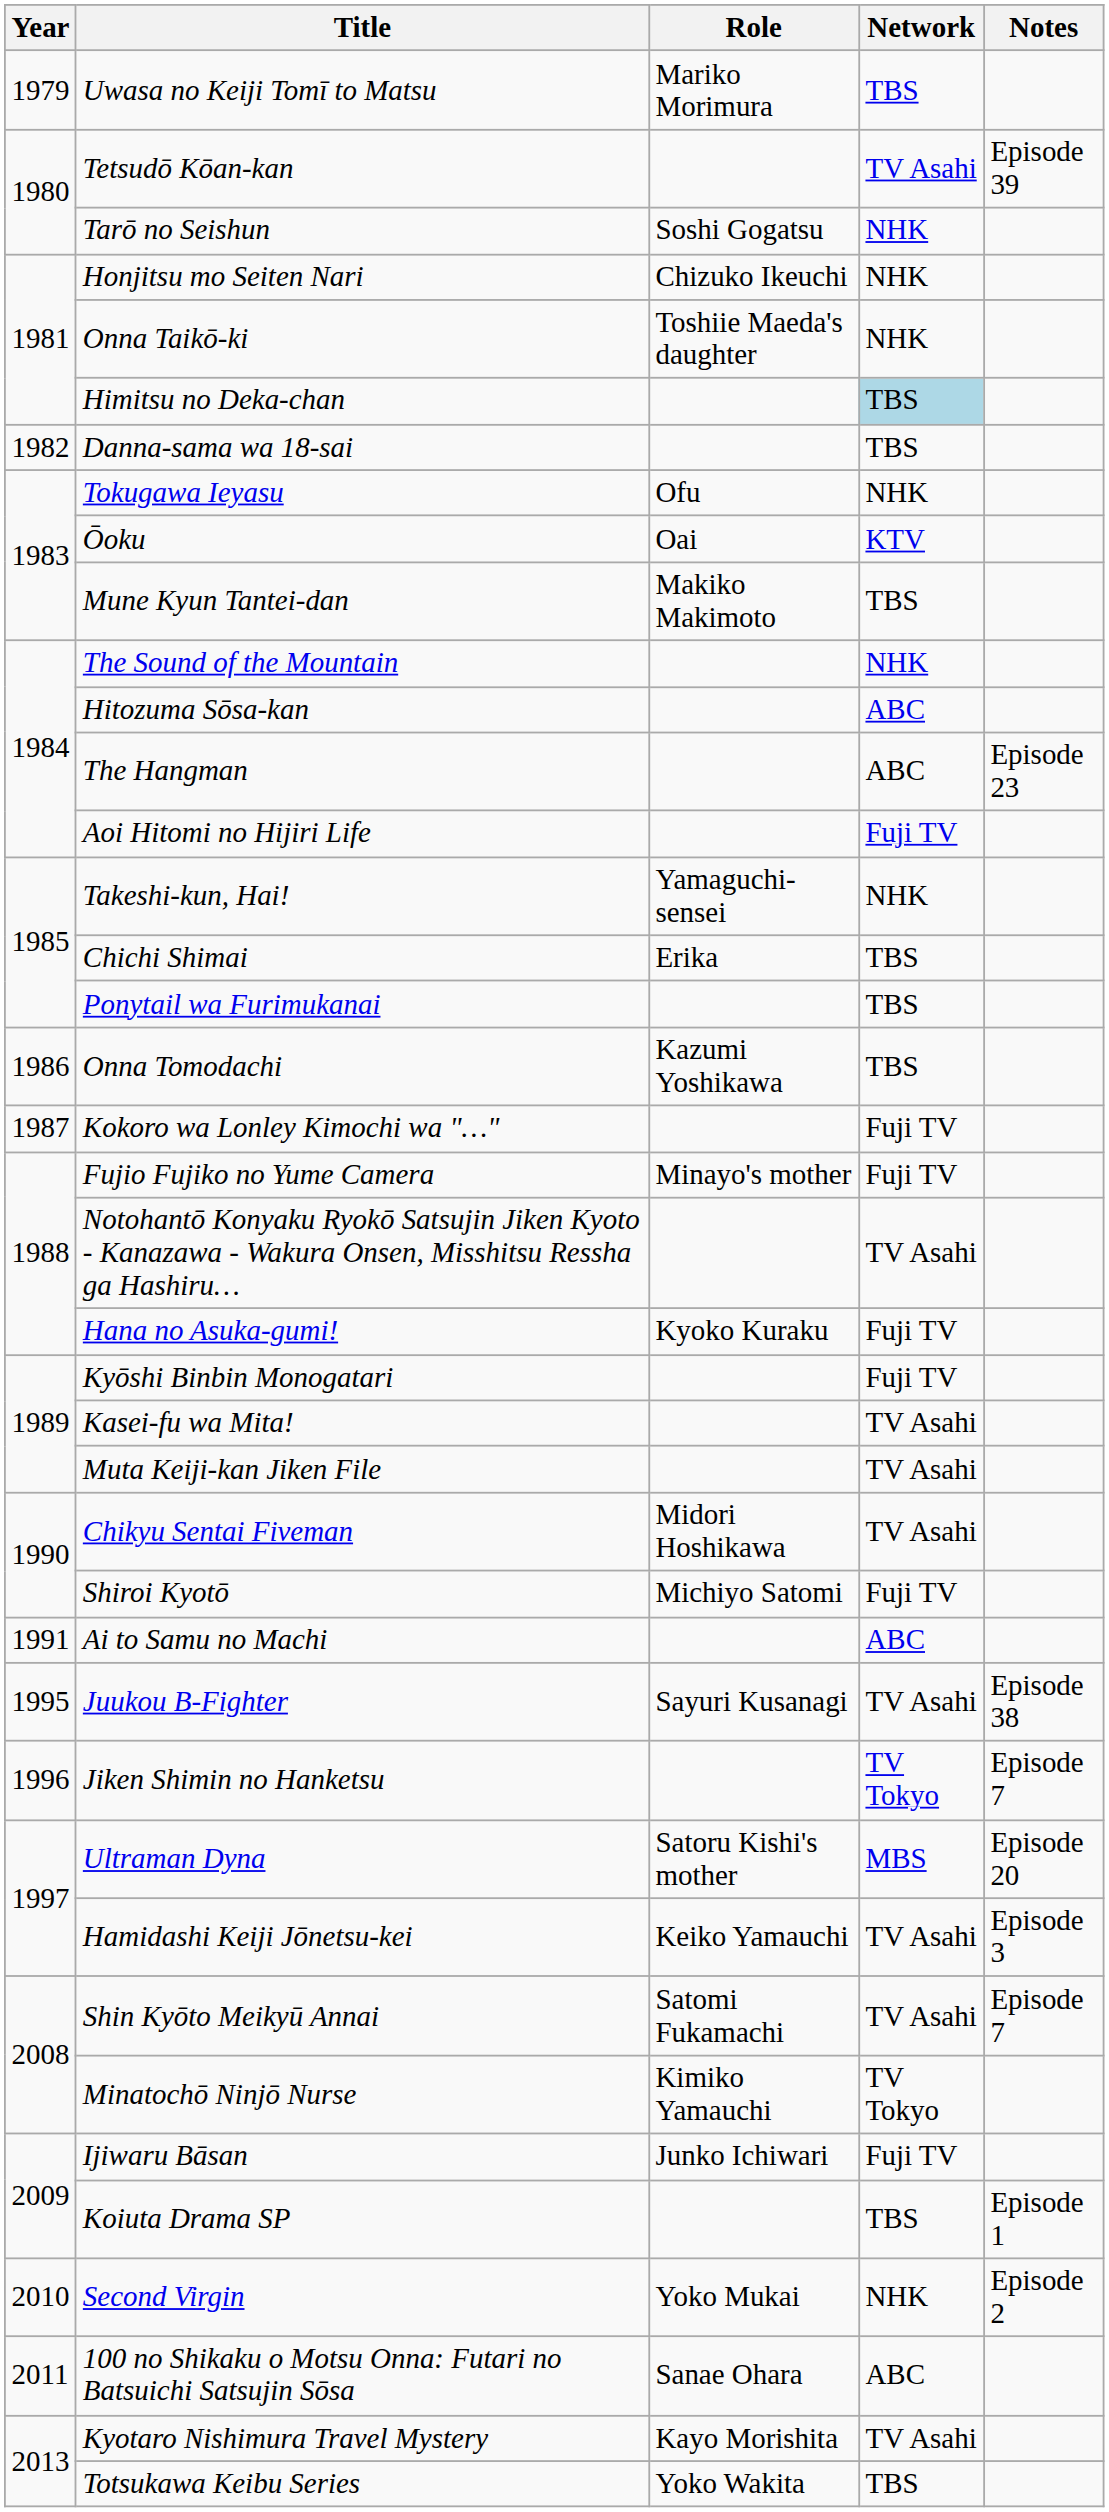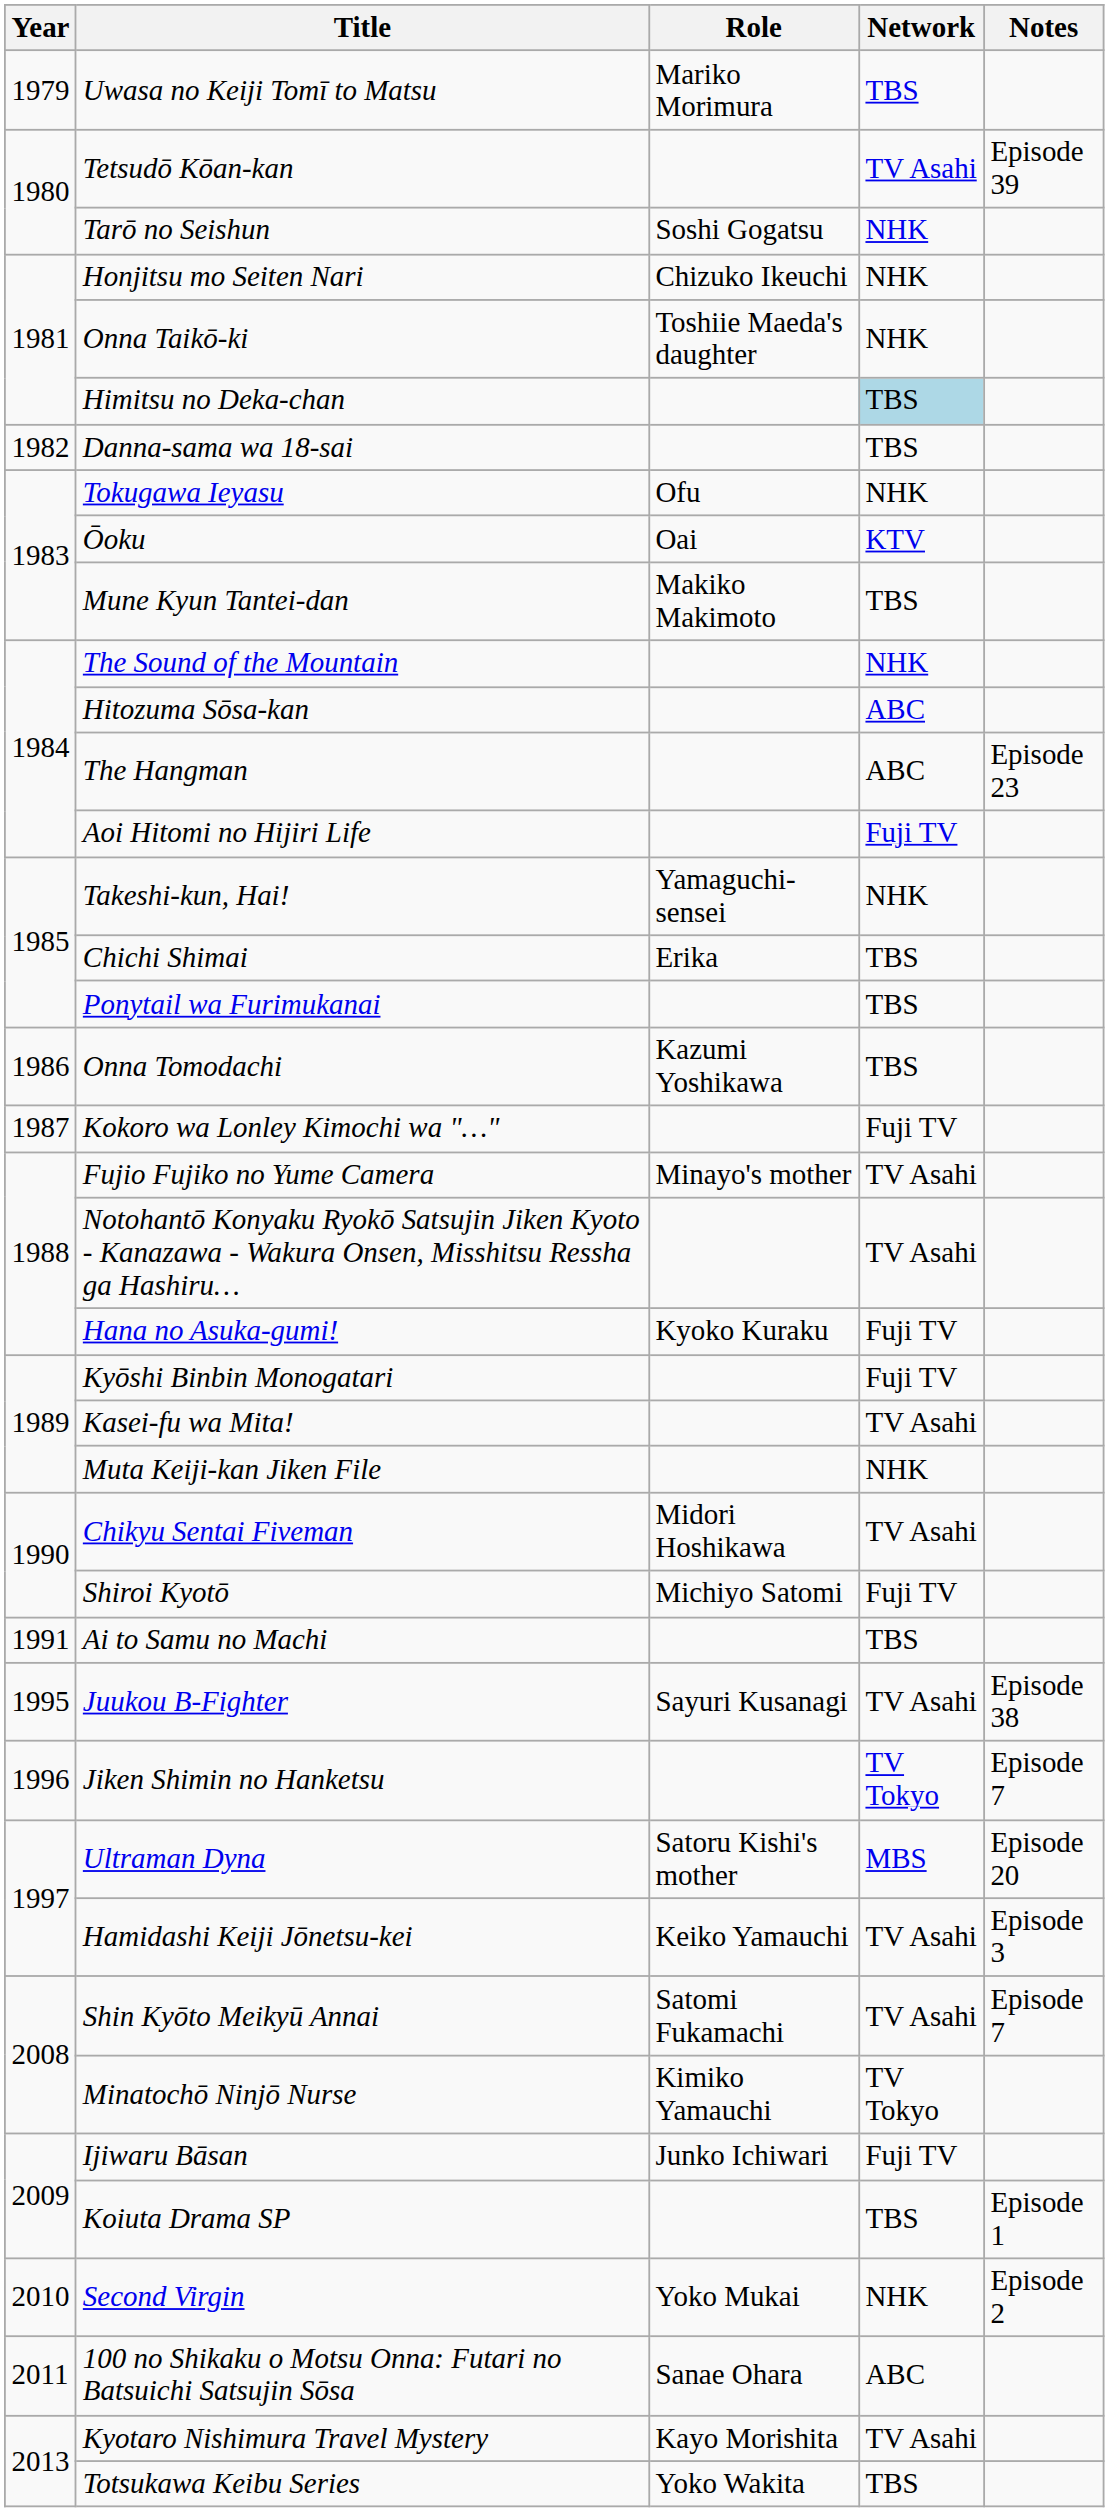(911, 1174) Fuji TV -> (921, 1174) TV Asahi
(921, 1468) TV Asahi -> (897, 1468) NHK
(895, 1639) ABC -> (892, 1639) TBS
